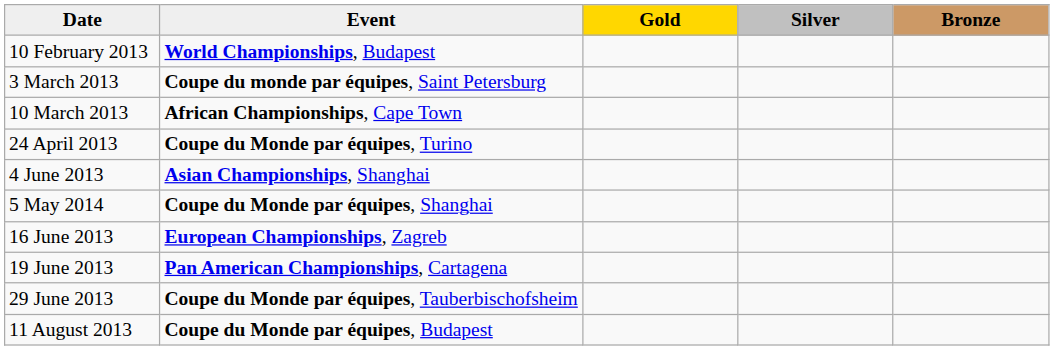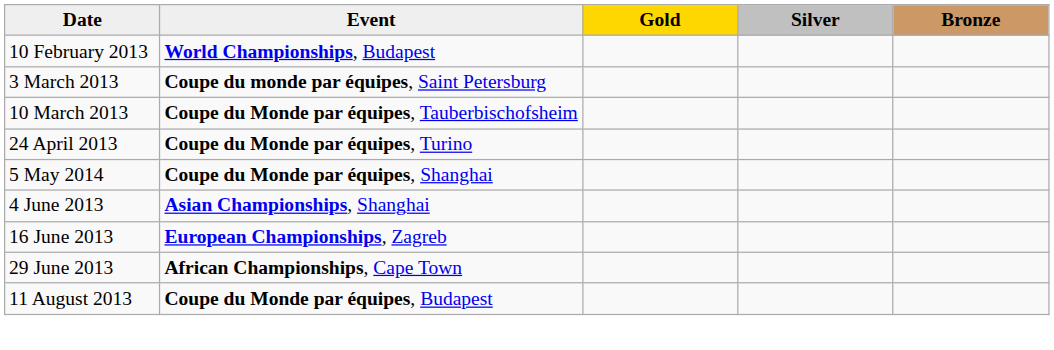(313, 112) African Championships, Cape Town -> (371, 112) Coupe du Monde par équipes, Tauberbischofsheim
rows swapped: (56, 205) <-> (56, 174)
- row: (61, 267)
(371, 298) Coupe du Monde par équipes, Tauberbischofsheim -> (313, 267) African Championships, Cape Town
